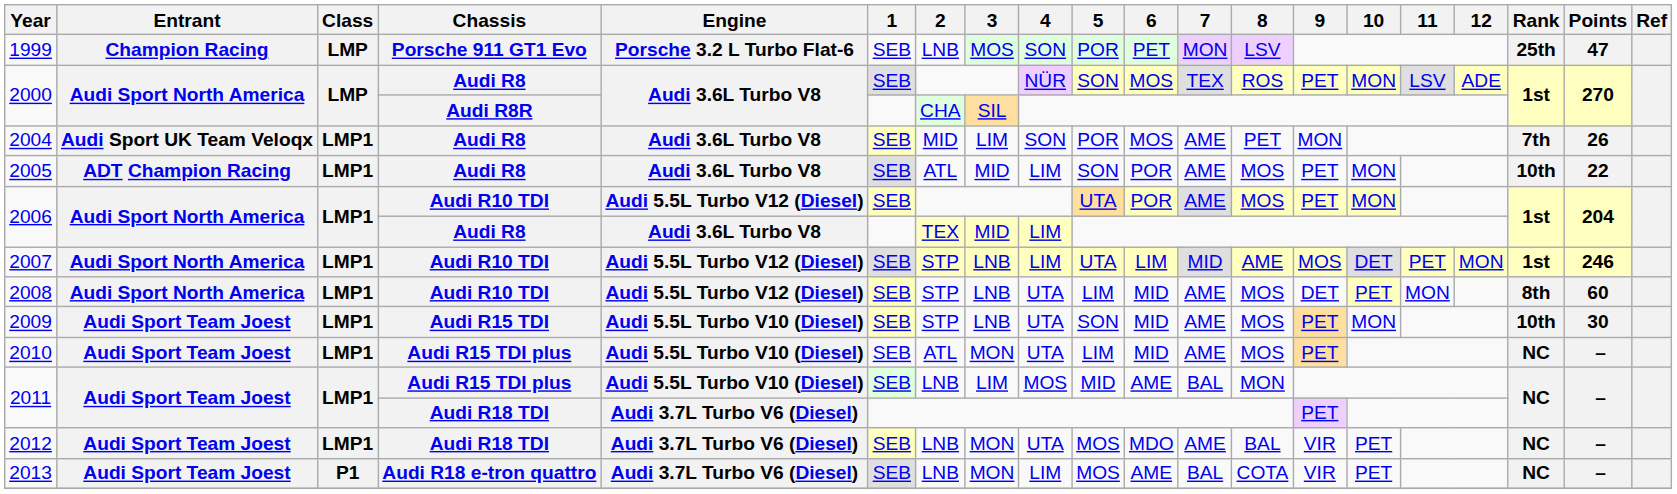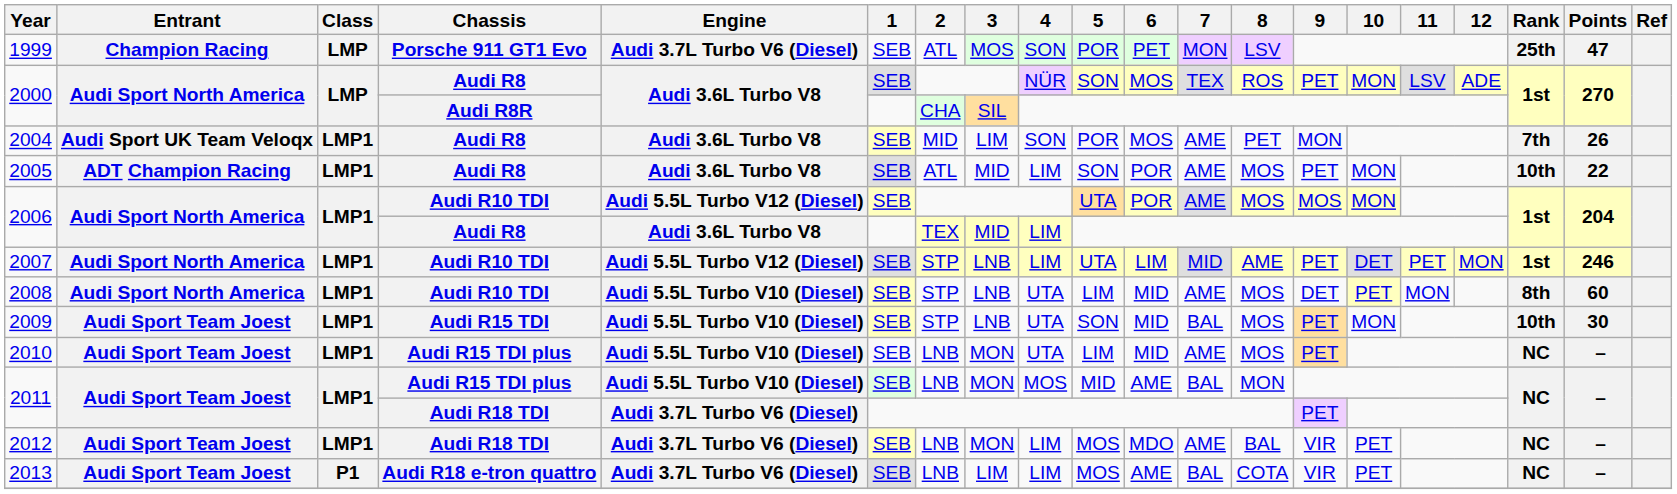(735, 50) Porsche 3.2 L Turbo Flat-6 -> (735, 50) Audi 3.7L Turbo V6 (Diesel)
(940, 50) LNB -> (940, 50) ATL
(1320, 201) PET -> (1320, 201) MOS
(1320, 261) MOS -> (1320, 261) PET
(735, 291) Audi 5.5L Turbo V12 (Diesel) -> (735, 291) Audi 5.5L Turbo V10 (Diesel)
(1205, 322) AME -> (1205, 322) BAL
(940, 352) ATL -> (940, 352) LNB
(992, 382) LIM -> (992, 382) MON
(1045, 443) UTA -> (1045, 443) LIM
(992, 473) MON -> (992, 473) LIM
